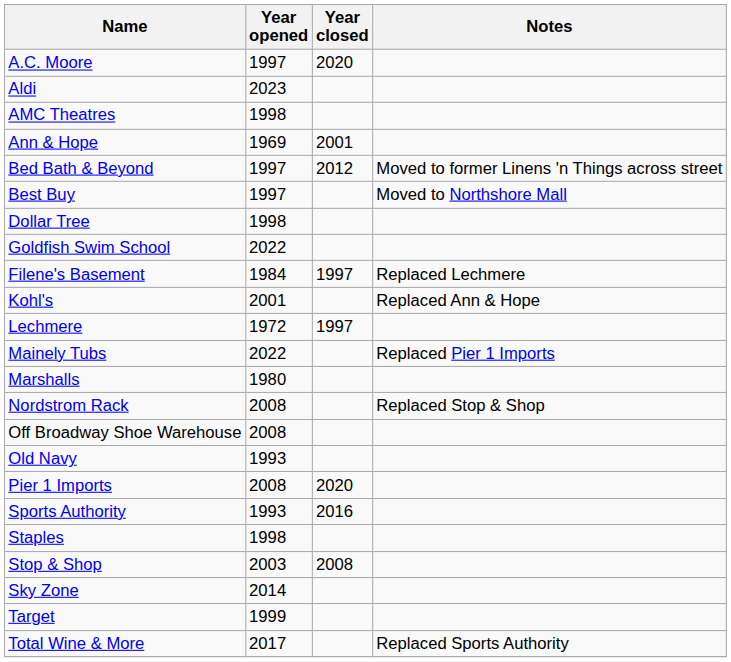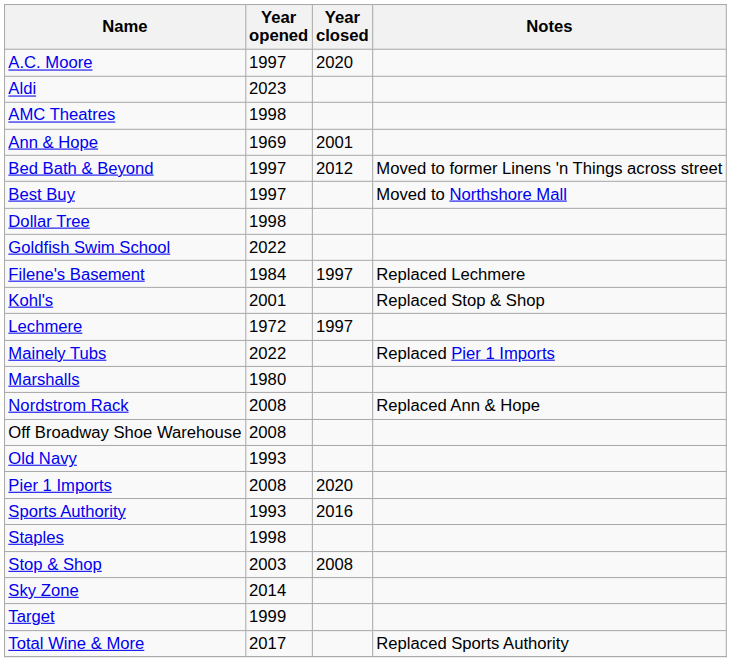(458, 300) Replaced Ann & Hope -> (461, 300) Replaced Stop & Shop
(461, 405) Replaced Stop & Shop -> (458, 405) Replaced Ann & Hope
